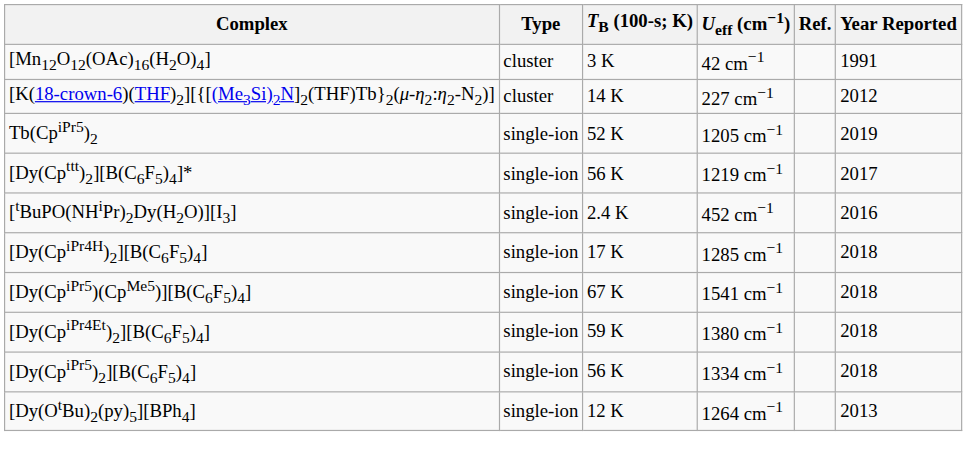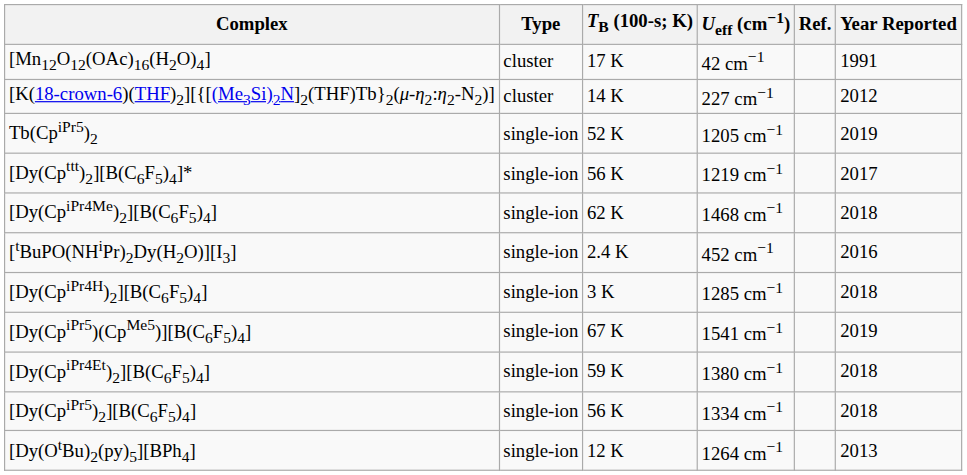(601, 61) 3 K -> (605, 61) 17 K
+ row: (113, 212)
(605, 252) 17 K -> (601, 292) 3 K
(859, 292) 2018 -> (859, 331) 2019
